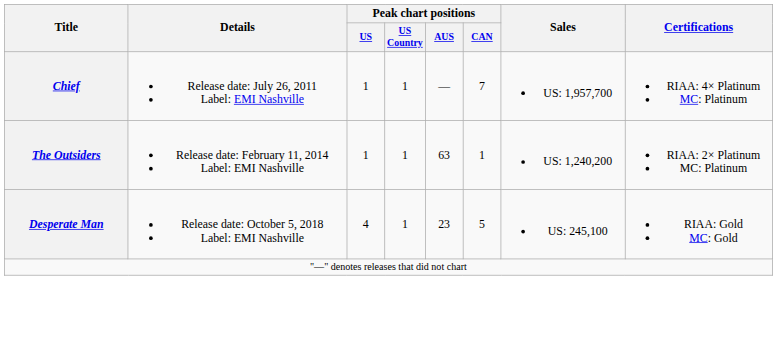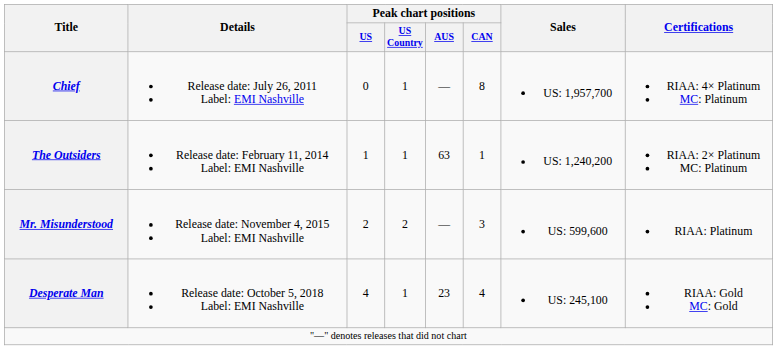(366, 86) 1 -> (366, 86) 0
(482, 86) 7 -> (482, 86) 8
+ row: (66, 224)
(482, 224) 5 -> (482, 293) 4
